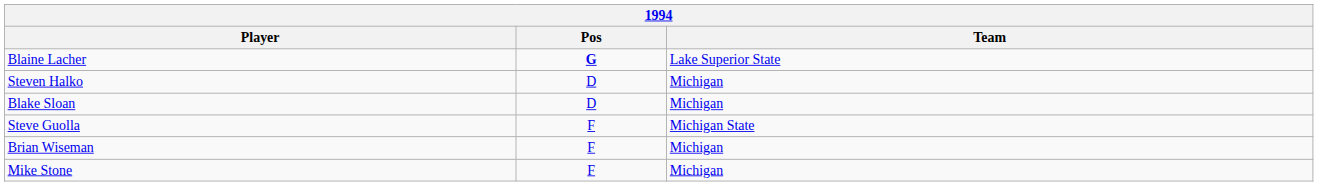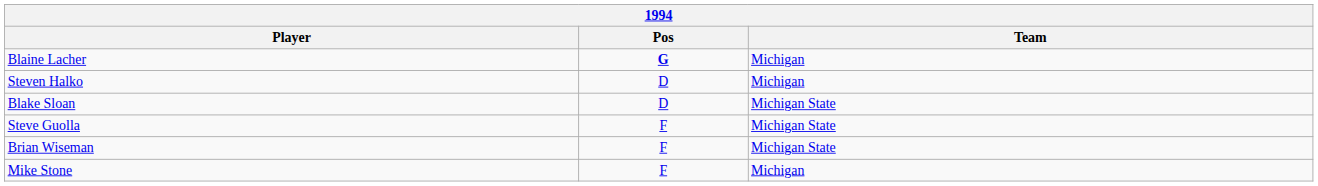(725, 59) Lake Superior State -> (778, 59) Michigan
(696, 103) Michigan -> (793, 103) Michigan State
(696, 147) Michigan -> (793, 147) Michigan State
